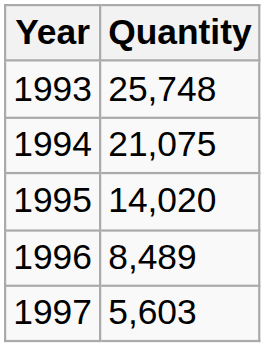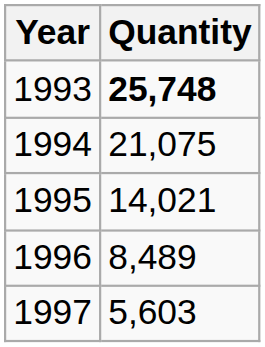(162, 88) normal -> (162, 88) bold
(162, 200) 14,020 -> (162, 200) 14,021
